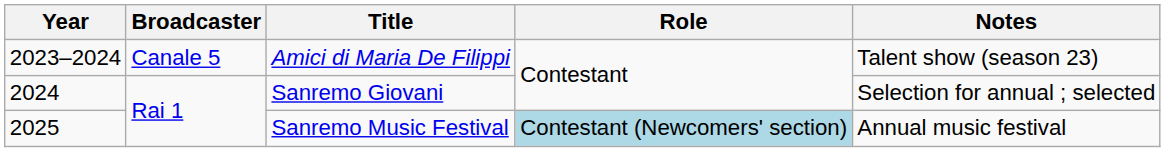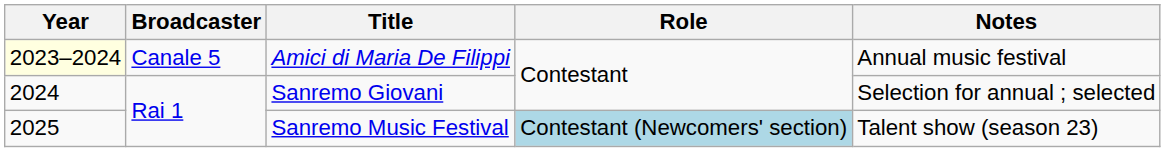(65, 57) no background -> (65, 57) lightyellow background
(978, 57) Talent show (season 23) -> (962, 57) Annual music festival
(962, 127) Annual music festival -> (978, 127) Talent show (season 23)
